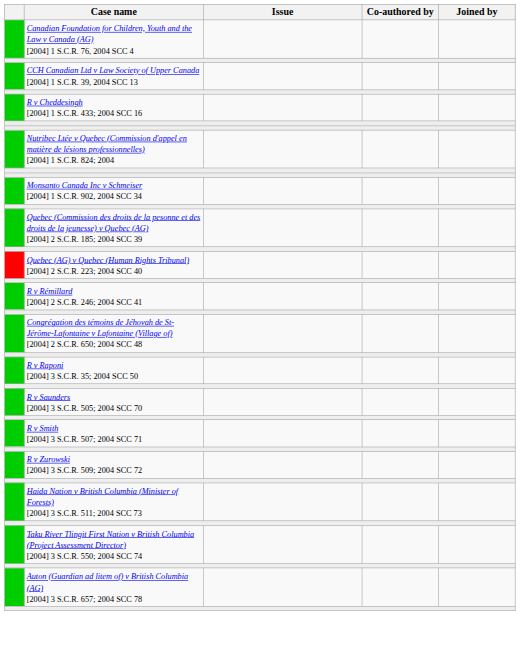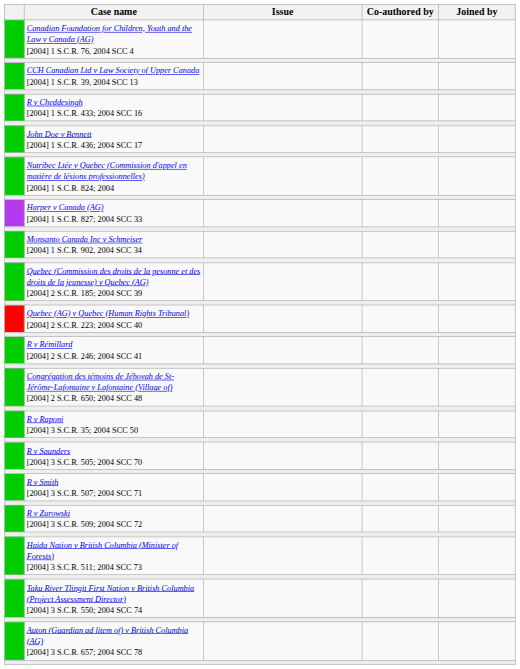+ row: (14, 139)
+ row: (14, 213)
